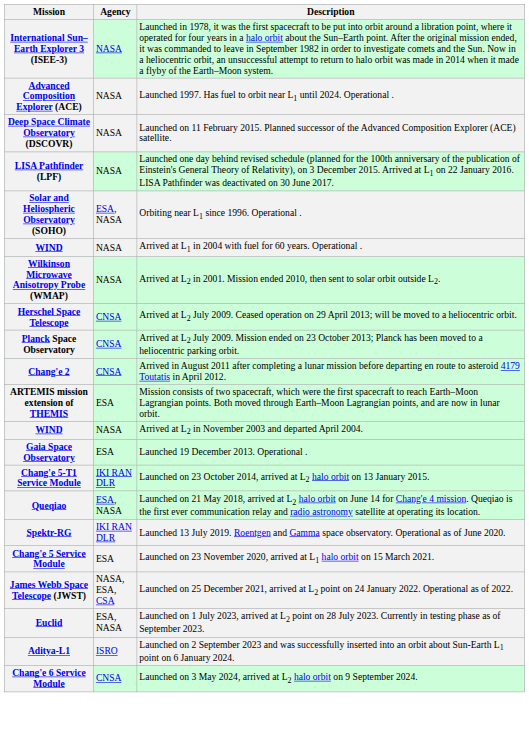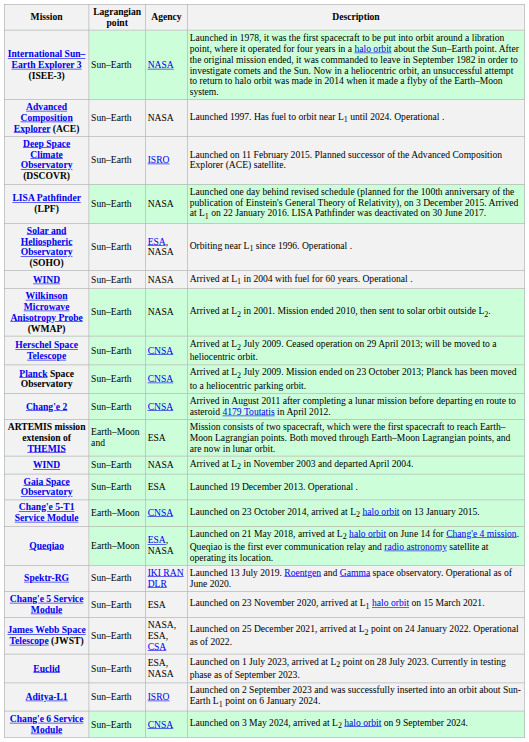+ column: (117, 17)
(109, 133) NASA -> (159, 160) ISRO
(114, 478) IKI RAN DLR -> (160, 513) CNSA
